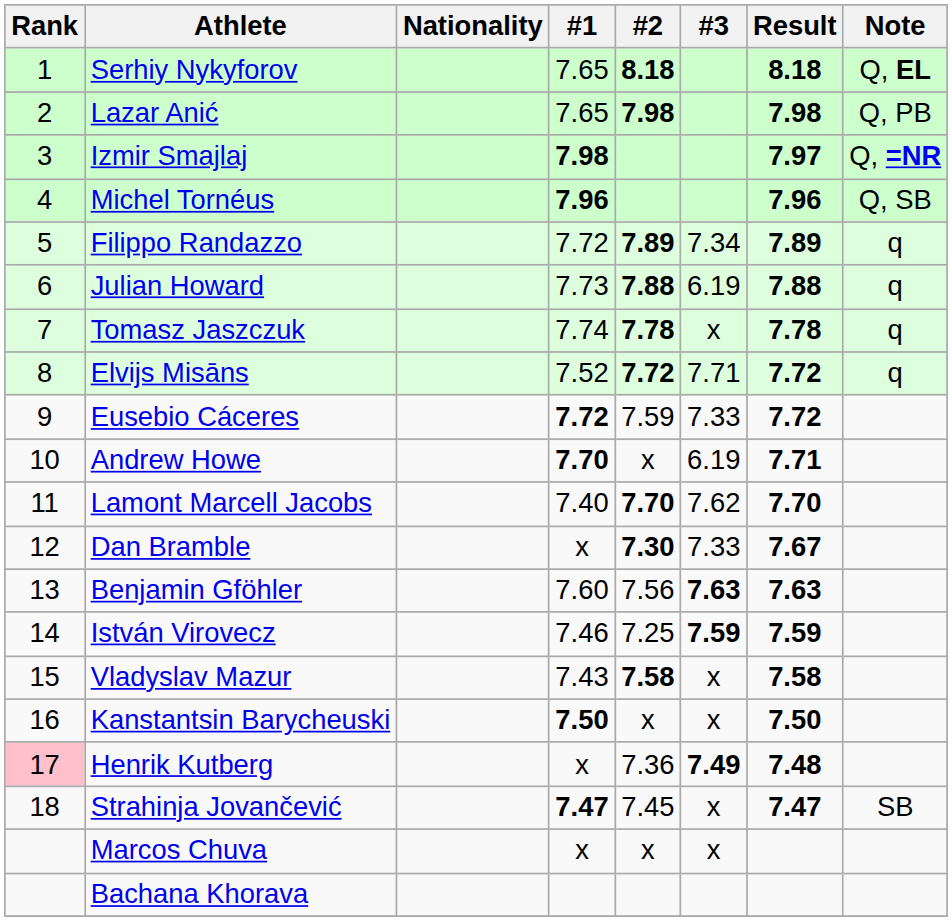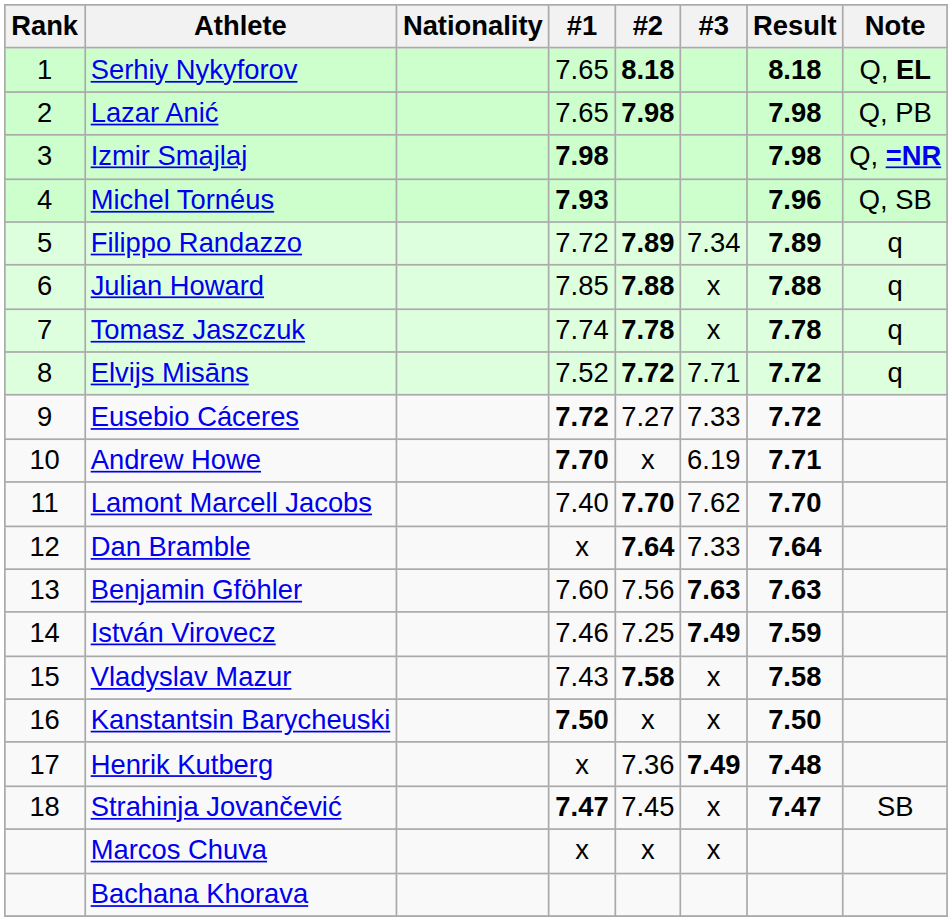(795, 156) 7.97 -> (795, 156) 7.98
(582, 199) 7.96 -> (582, 199) 7.93
(582, 286) 7.73 -> (582, 286) 7.85
(714, 286) 6.19 -> (714, 286) x
(648, 416) 7.59 -> (648, 416) 7.27
(648, 546) 7.30 -> (648, 546) 7.64
(795, 546) 7.67 -> (795, 546) 7.64
(714, 633) 7.59 -> (714, 633) 7.49
(45, 763) pink background -> (45, 763) no background
